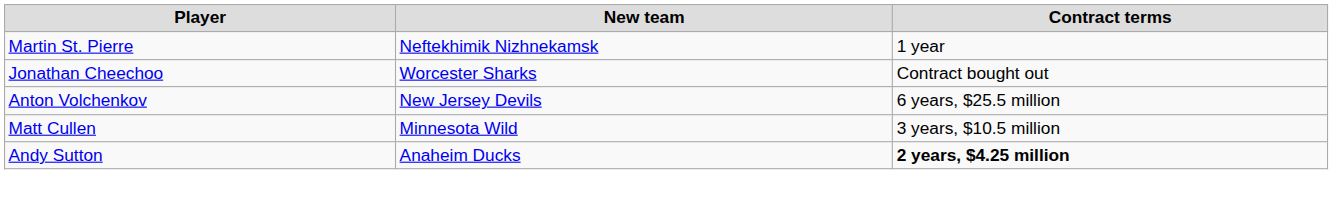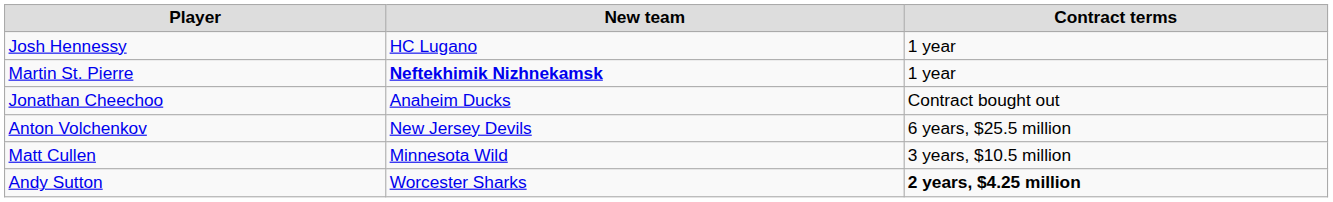+ row: (68, 45)
(499, 45) normal -> (496, 73) bold
(468, 73) Worcester Sharks -> (450, 100) Anaheim Ducks
(460, 155) Anaheim Ducks -> (458, 182) Worcester Sharks
